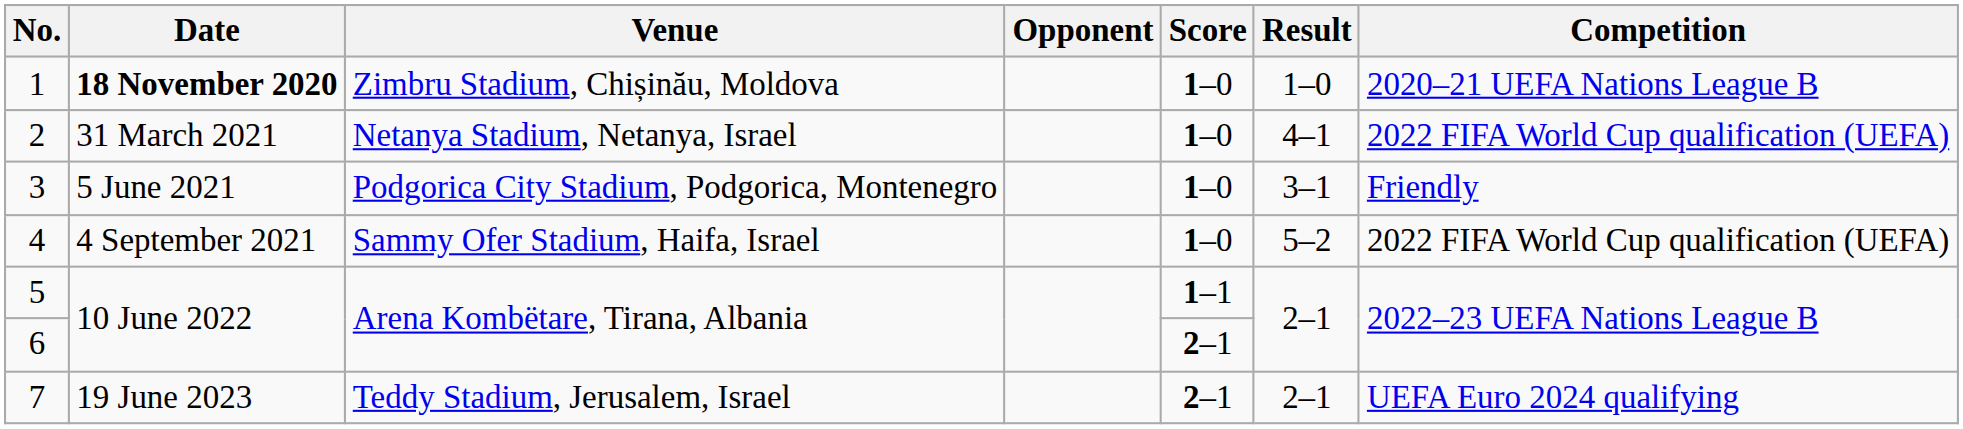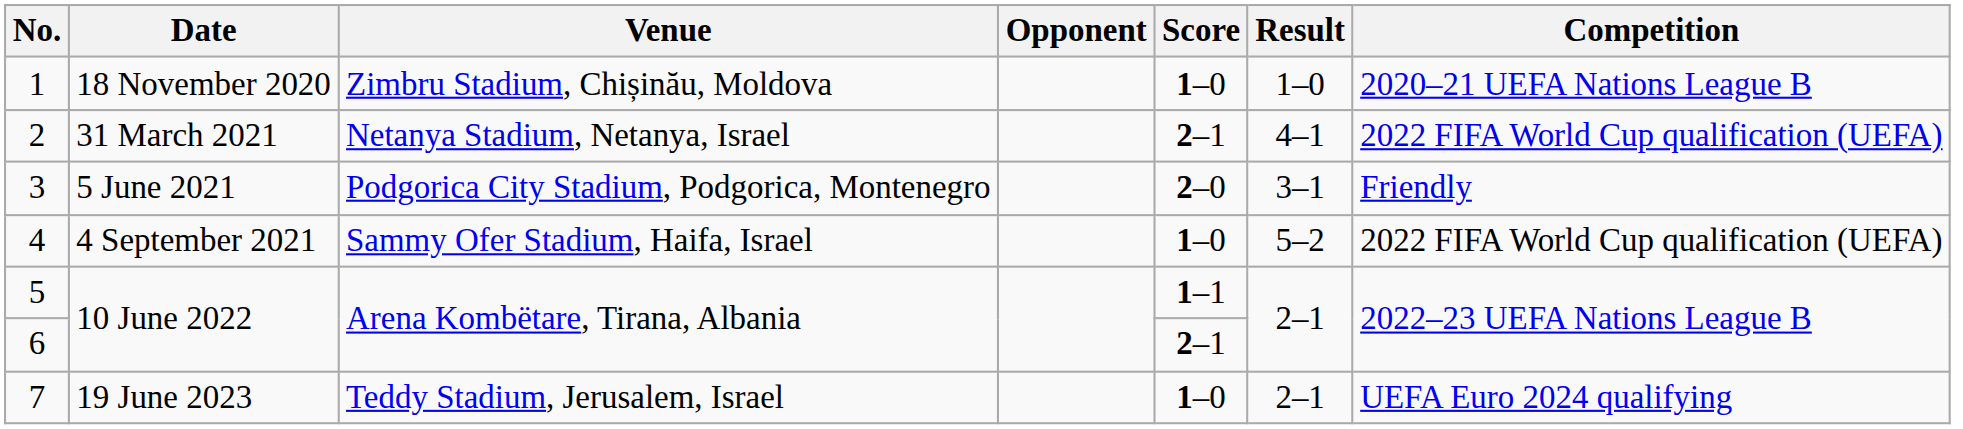(207, 82) bold -> (204, 82) normal
(1208, 135) 1–0 -> (1201, 135) 2–1
(1208, 187) 1–0 -> (1201, 187) 2–0
(1208, 396) 2–1 -> (1201, 396) 1–0
